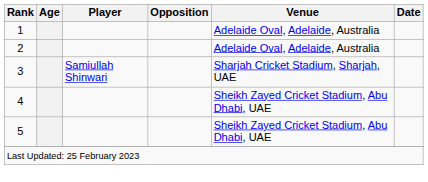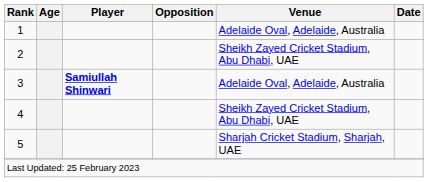(297, 48) Adelaide Oval, Adelaide, Australia -> (294, 54) Sheikh Zayed Cricket Stadium, Abu Dhabi, UAE
(89, 71) normal -> (91, 84) bold
(297, 71) Sharjah Cricket Stadium, Sharjah, UAE -> (301, 84) Adelaide Oval, Adelaide, Australia
(300, 131) Sheikh Zayed Cricket Stadium, Abu Dhabi, UAE -> (302, 144) Sharjah Cricket Stadium, Sharjah, UAE
